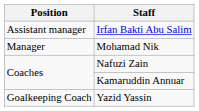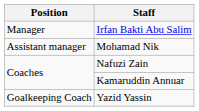(46, 30) Assistant manager -> (26, 30) Manager
(26, 47) Manager -> (46, 47) Assistant manager
